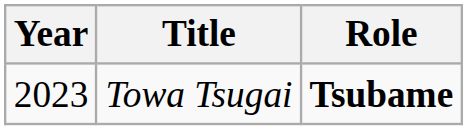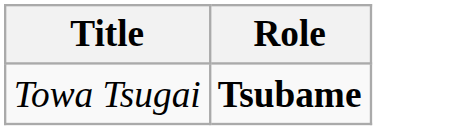- column: (51, 34)
